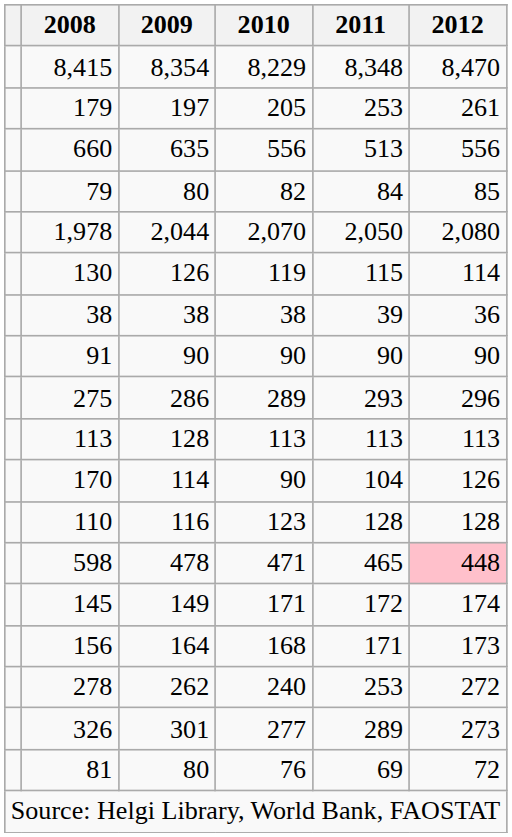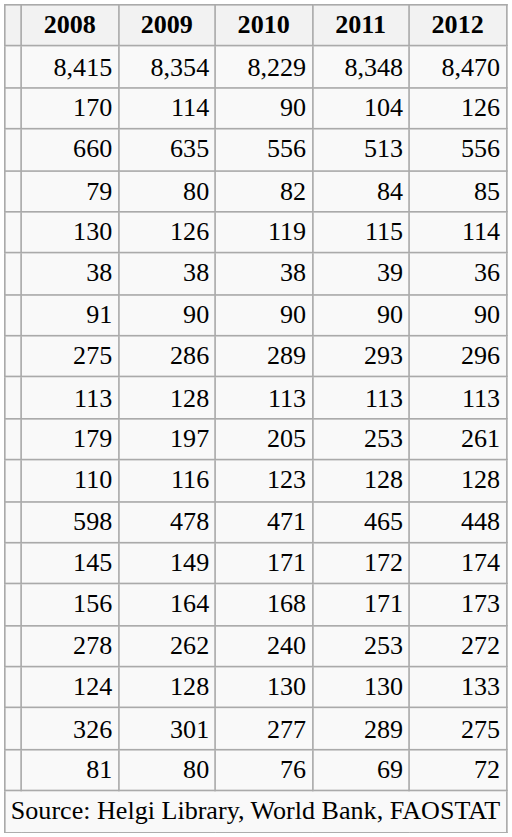rows swapped: (93, 107) <-> (93, 480)
- row: (83, 231)
(481, 562) pink background -> (481, 521) no background
+ row: (93, 686)
(481, 728) 273 -> (481, 728) 275
